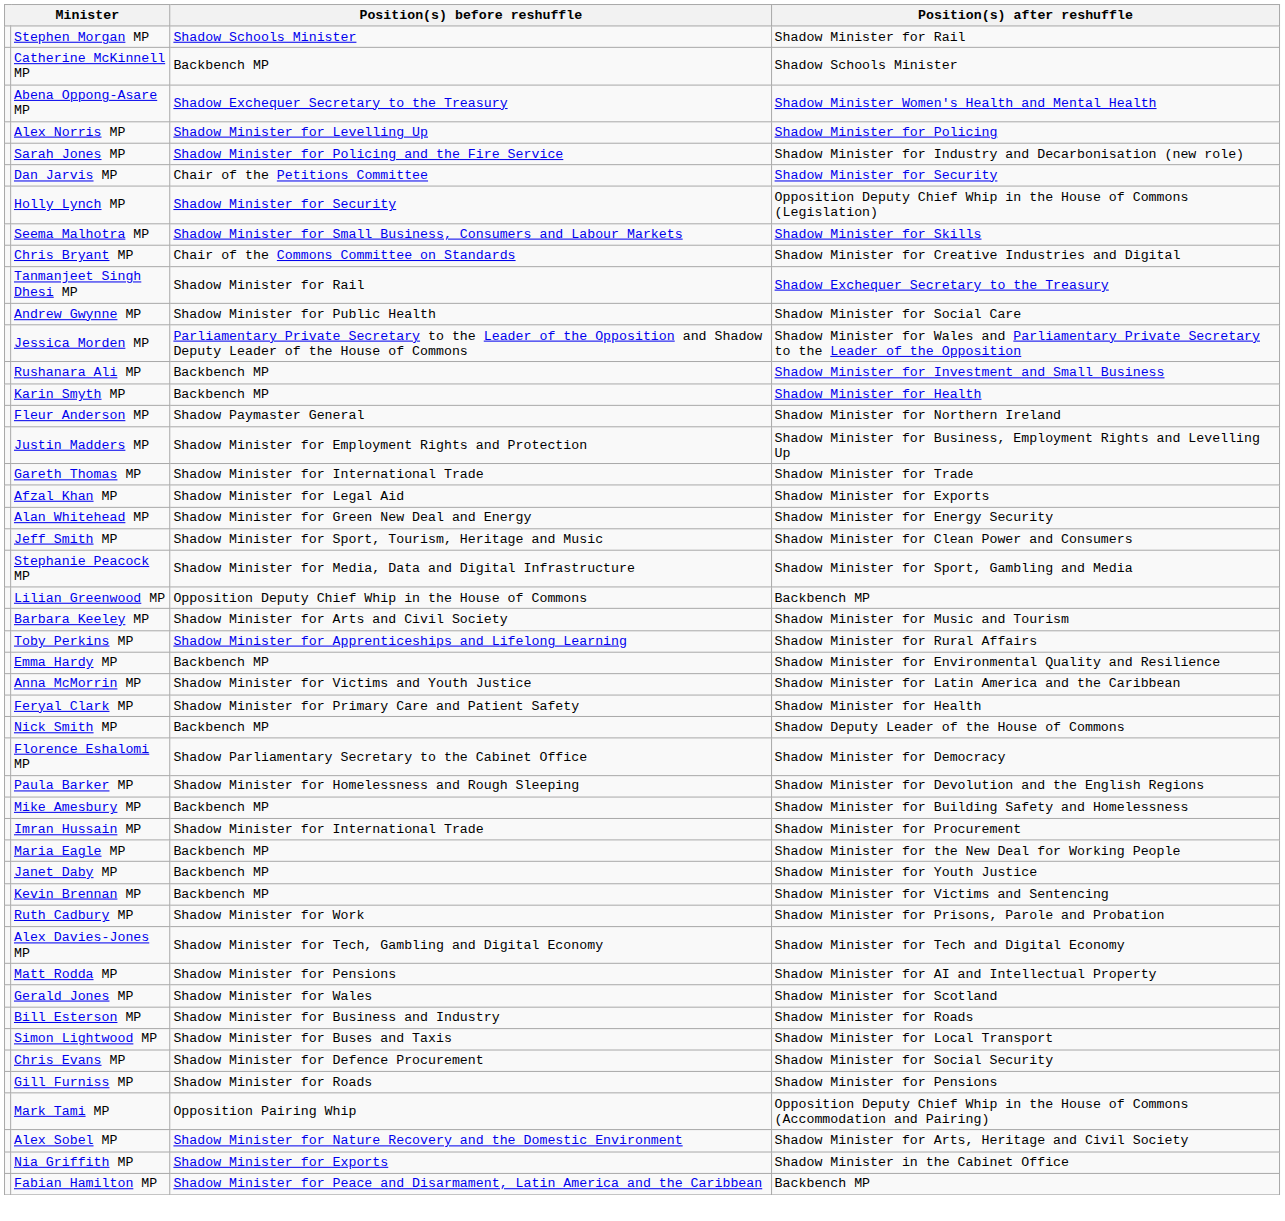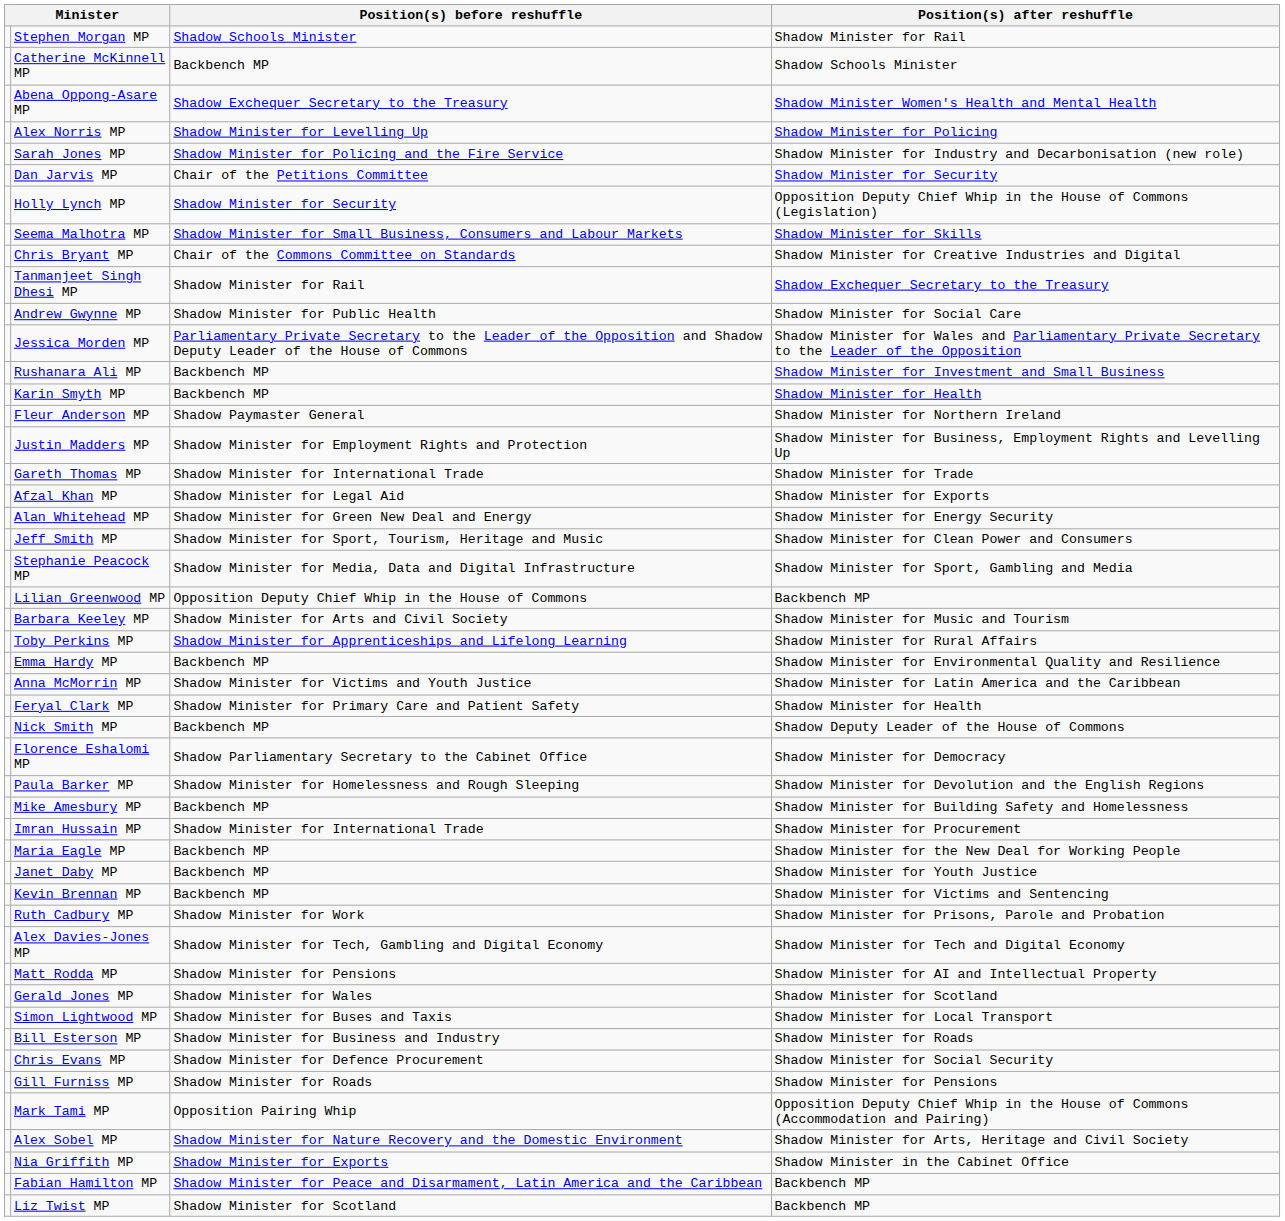rows swapped: (78, 1017) <-> (86, 1039)
+ row: (62, 1206)
